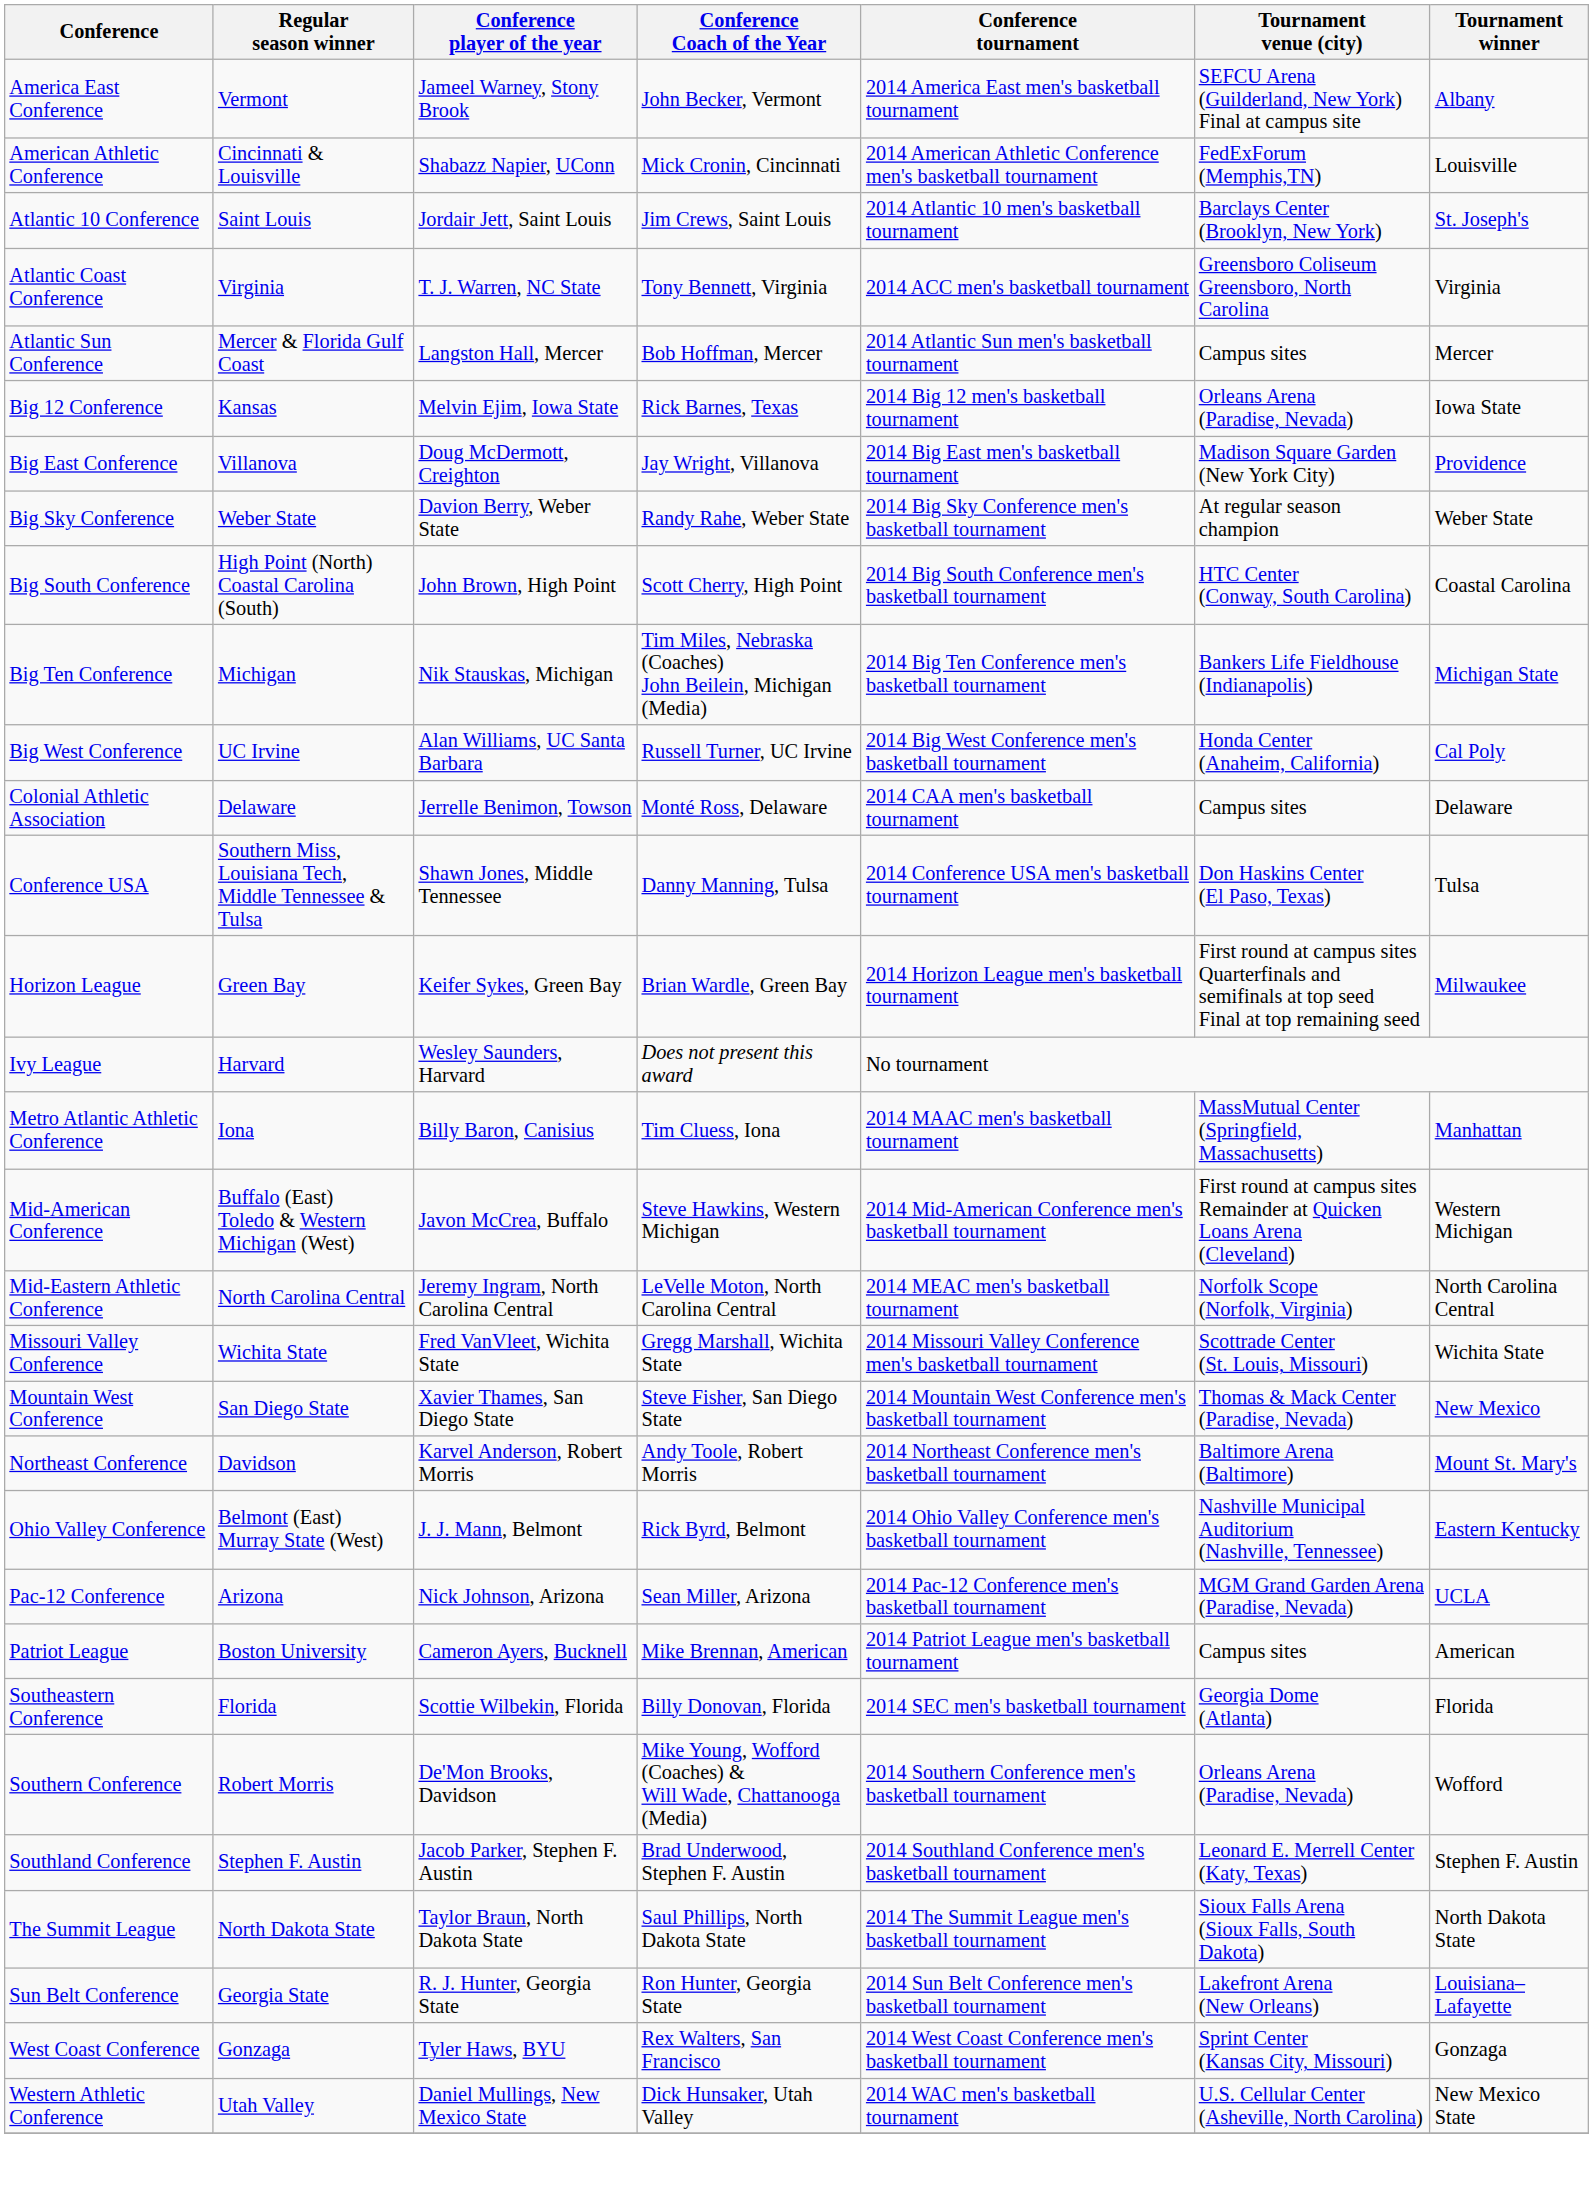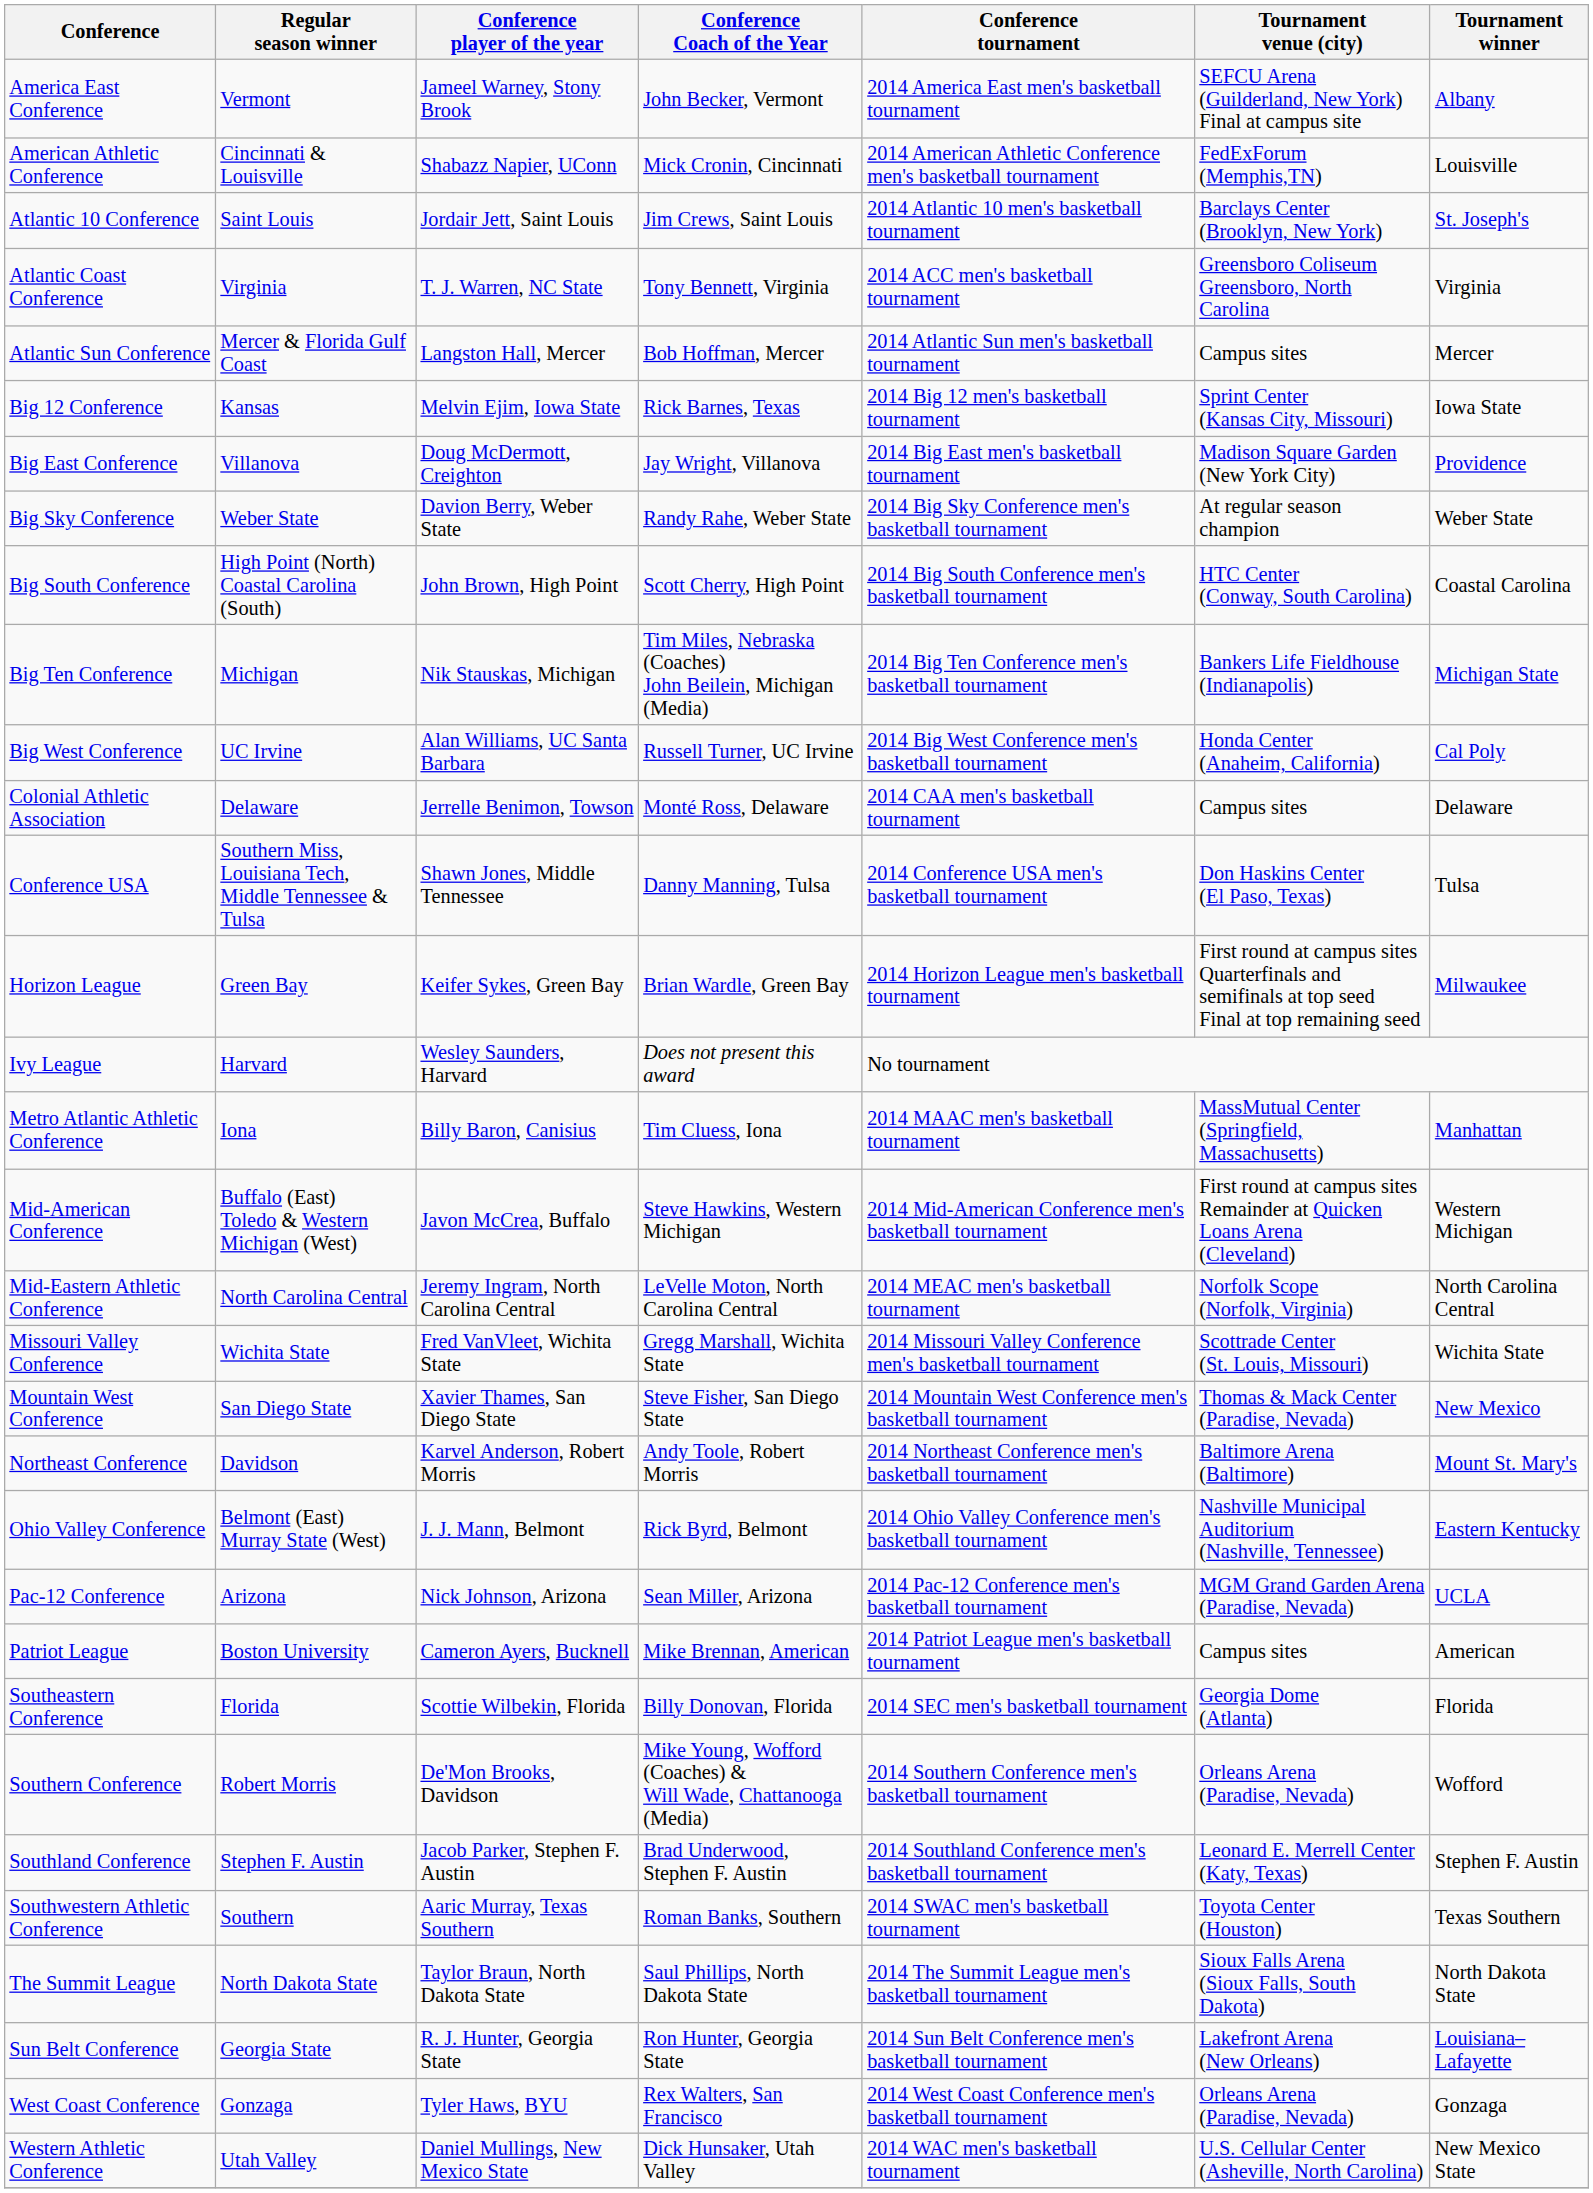(1276, 408) Orleans Arena (Paradise, Nevada) -> (1296, 408) Sprint Center (Kansas City, Missouri)
+ row: (99, 1917)
(1295, 2050) Sprint Center (Kansas City, Missouri) -> (1277, 2105) Orleans Arena (Paradise, Nevada)
